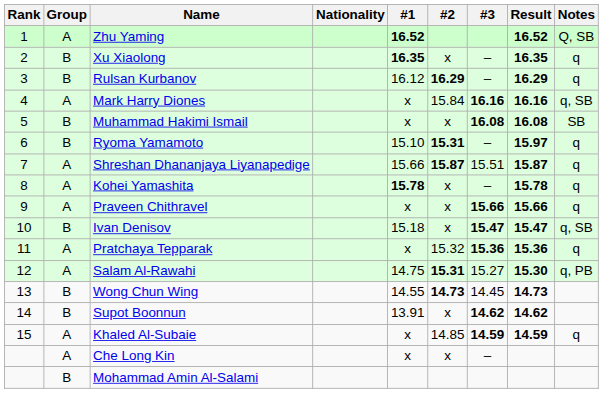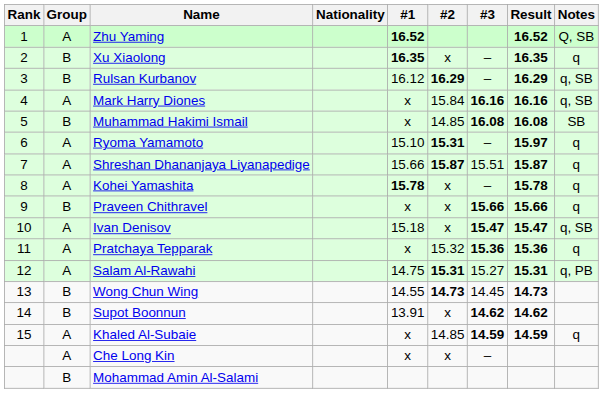(576, 79) q -> (576, 79) q, SB
(448, 121) x -> (448, 121) 14.85
(67, 143) B -> (67, 143) A
(67, 206) A -> (67, 206) B
(67, 228) B -> (67, 228) A
(531, 270) 15.30 -> (531, 270) 15.31
